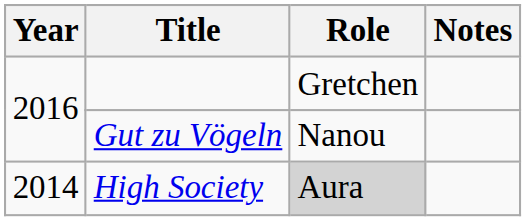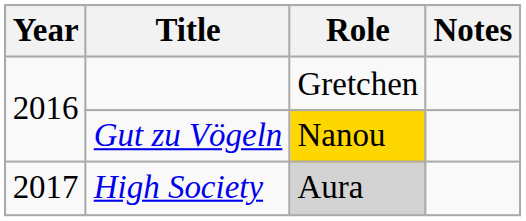(341, 135) no background -> (341, 135) gold background
(46, 187) 2014 -> (46, 187) 2017
